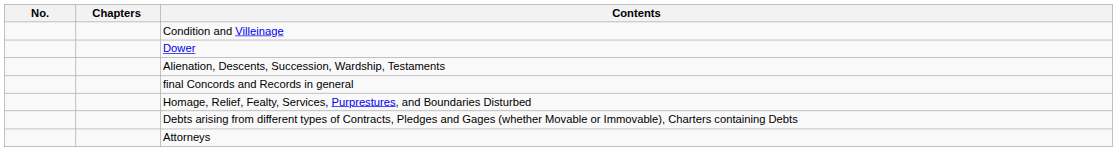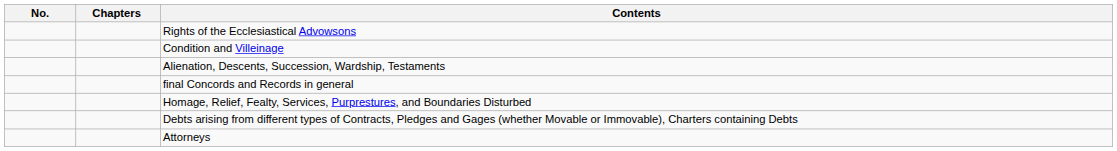+ row: (260, 31)
- row: (179, 48)
